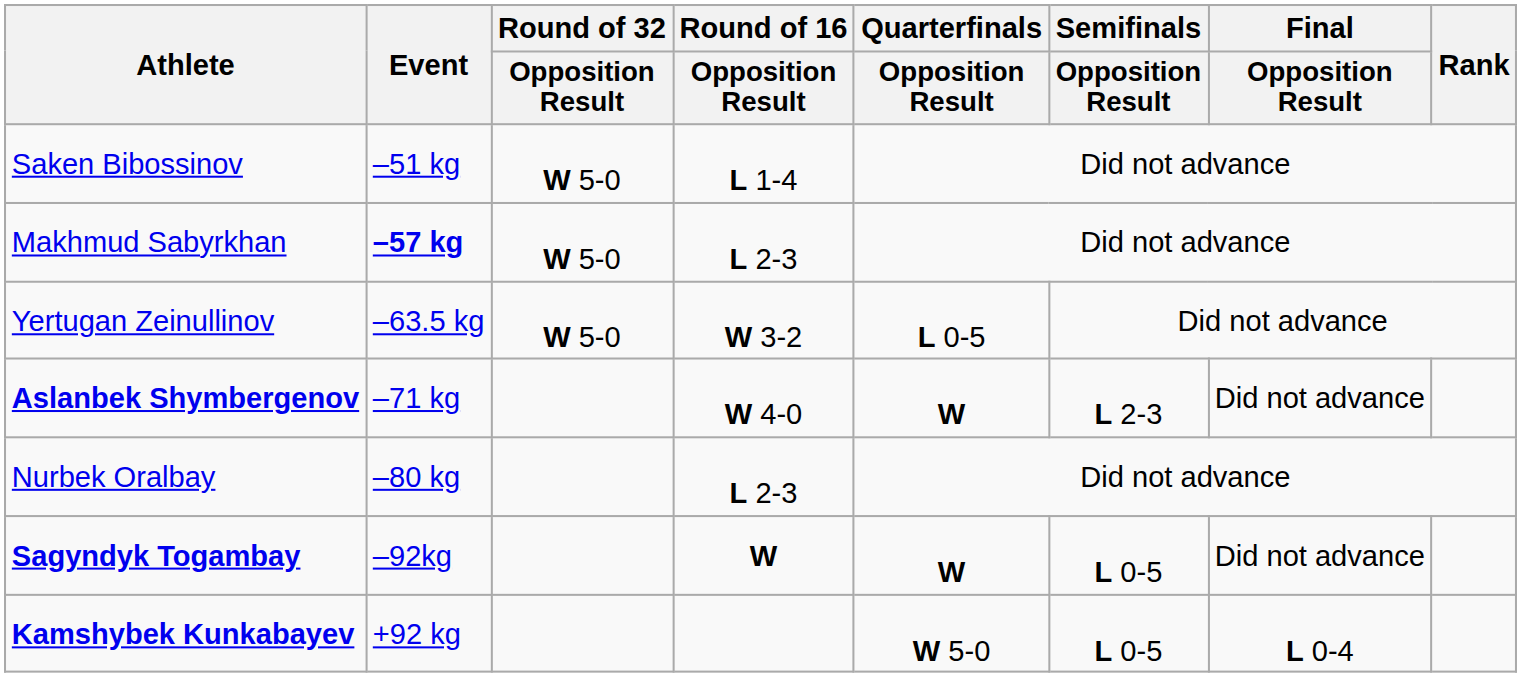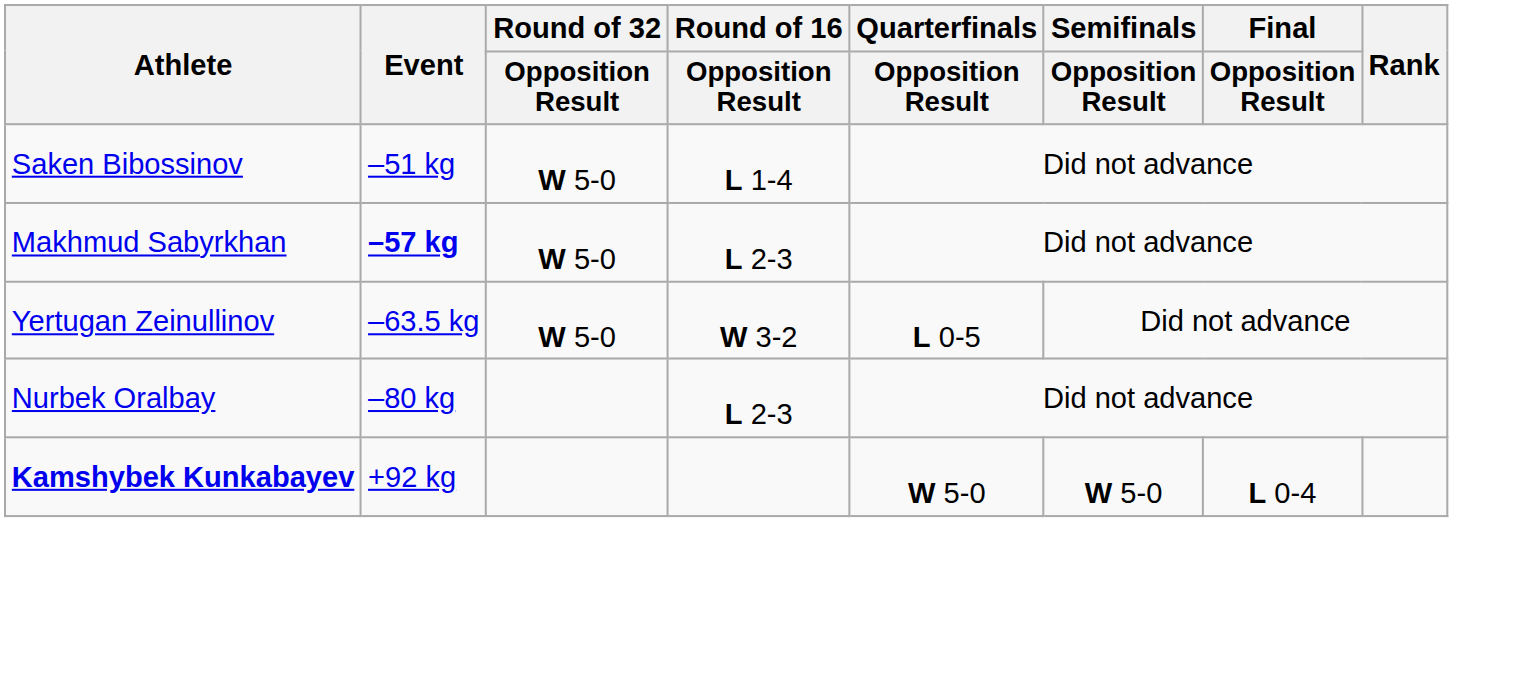- row: (186, 399)
- row: (156, 556)
(1128, 650) L 0-5 -> (1124, 493) W 5-0
